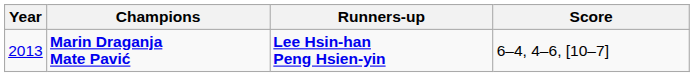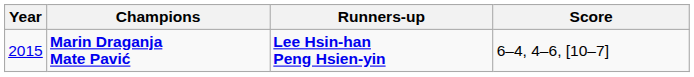(25, 50) 2013 -> (25, 50) 2015
